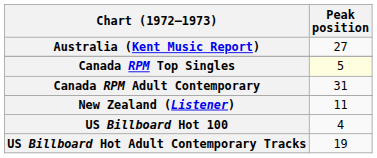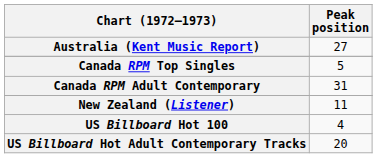(341, 66) lightyellow background -> (341, 66) no background
(341, 143) 19 -> (341, 143) 20
